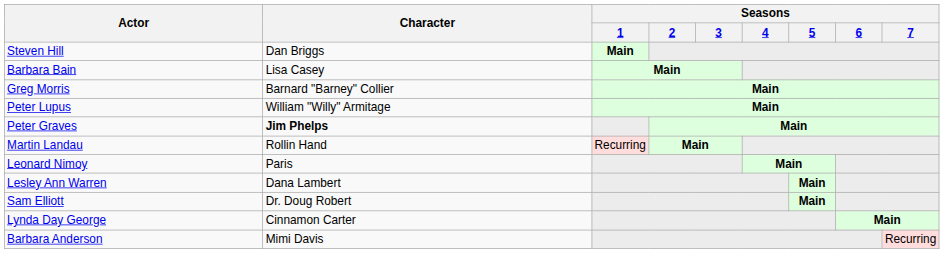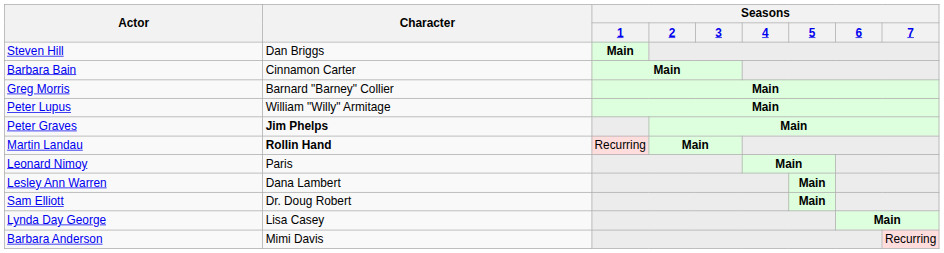(295, 70) Lisa Casey -> (311, 70) Cinnamon Carter
(296, 145) normal -> (299, 145) bold
(311, 220) Cinnamon Carter -> (295, 220) Lisa Casey
